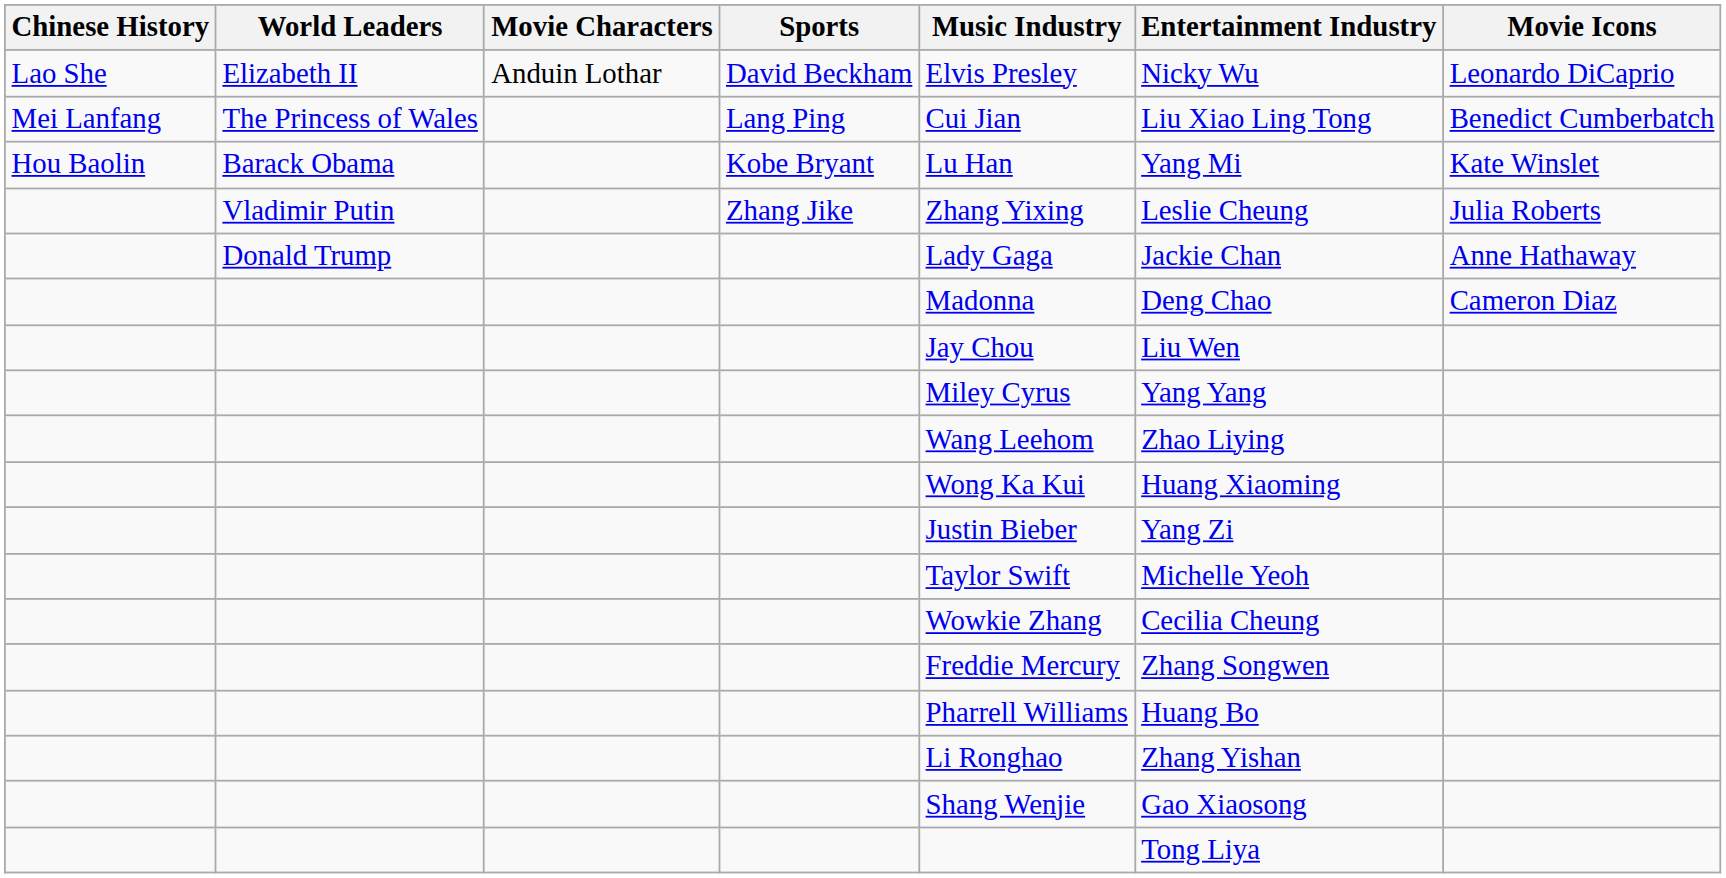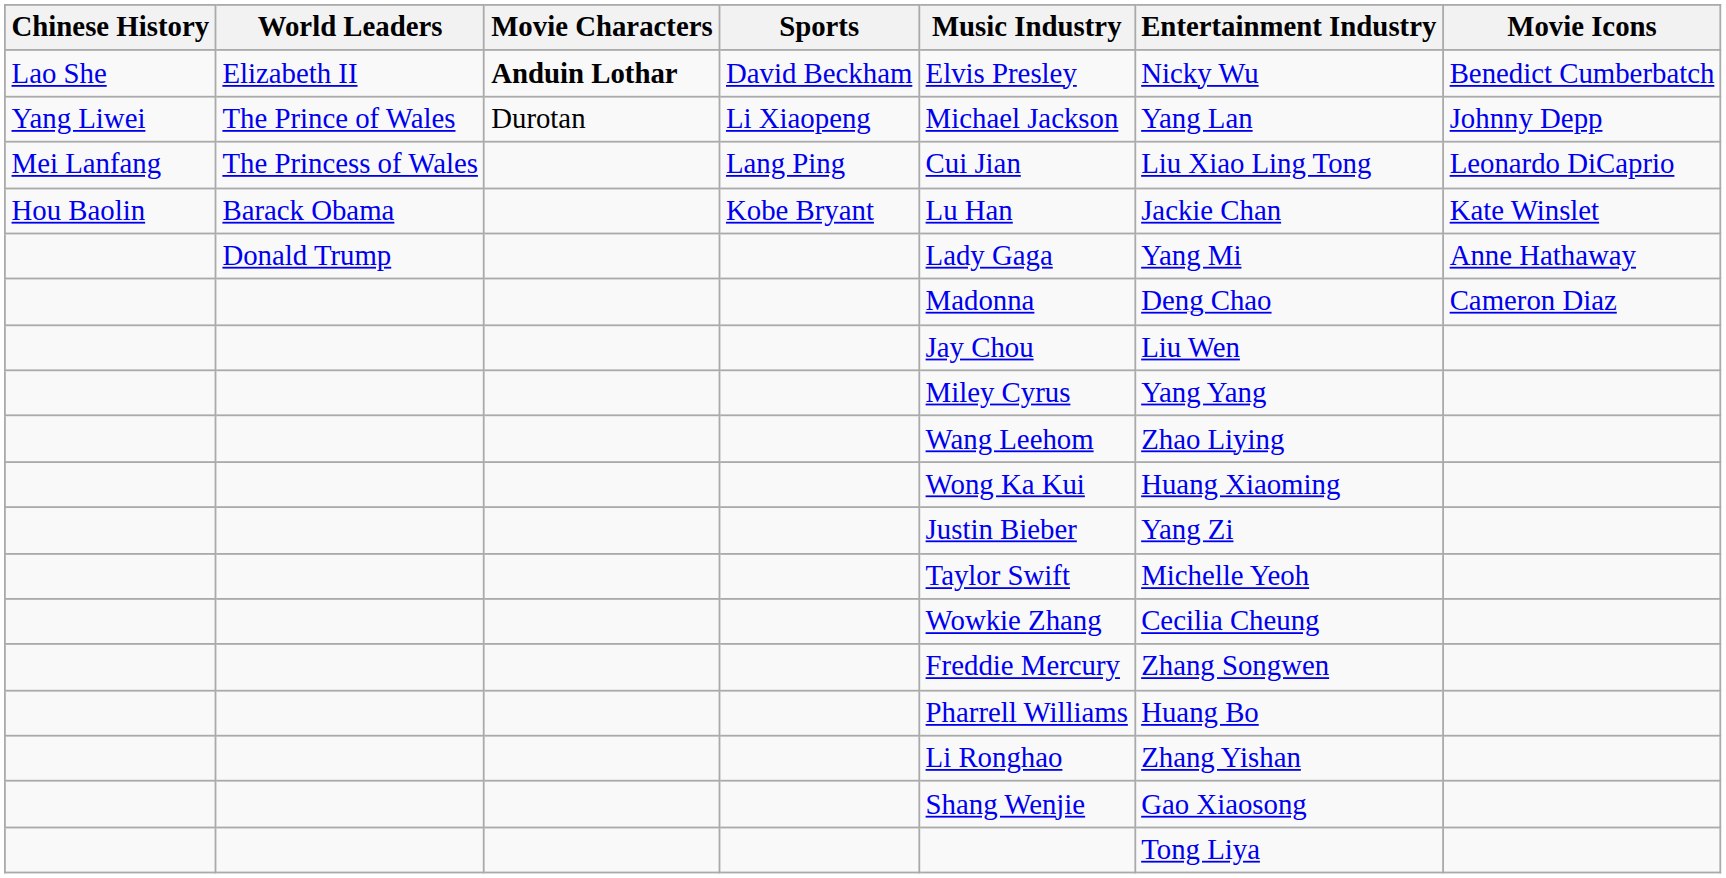(576, 73) normal -> (584, 73) bold
(1562, 73) Leonardo DiCaprio -> (1582, 73) Benedict Cumberbatch
+ row: (339, 118)
(1582, 118) Benedict Cumberbatch -> (1562, 164) Leonardo DiCaprio
(1191, 164) Yang Mi -> (1211, 210) Jackie Chan
- row: (308, 210)
(1211, 255) Jackie Chan -> (1191, 255) Yang Mi
